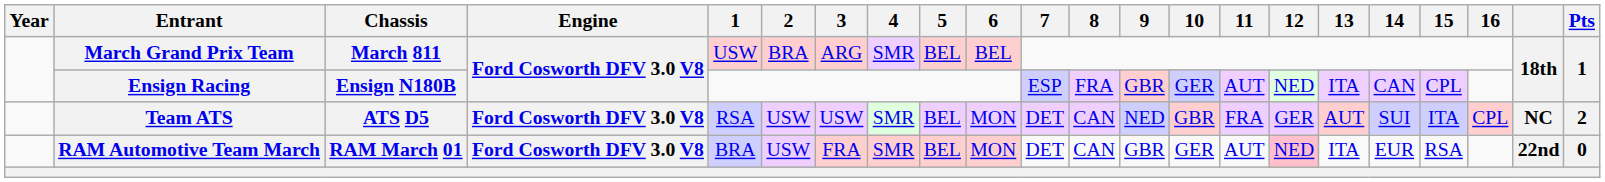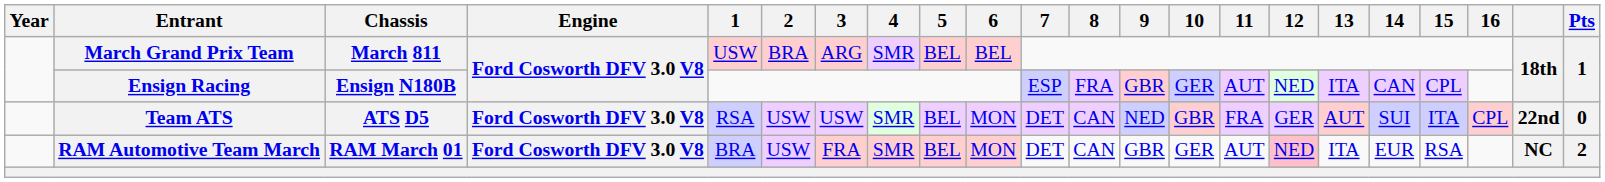(1539, 117) NC -> (1539, 117) 22nd
(1582, 117) 2 -> (1582, 117) 0
(1539, 150) 22nd -> (1539, 150) NC
(1582, 150) 0 -> (1582, 150) 2
